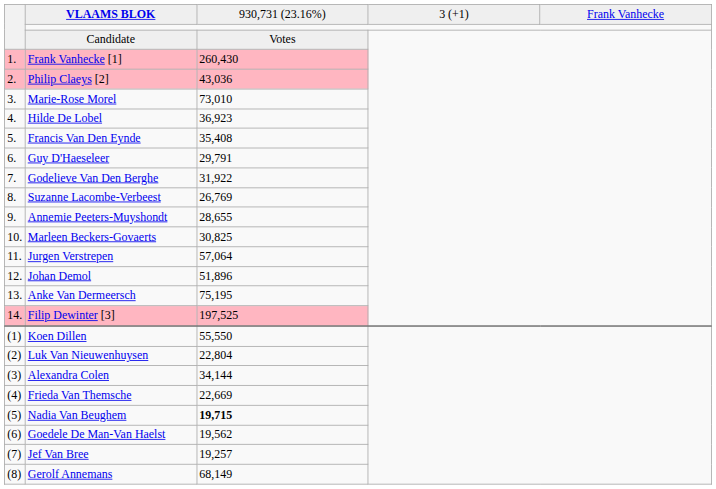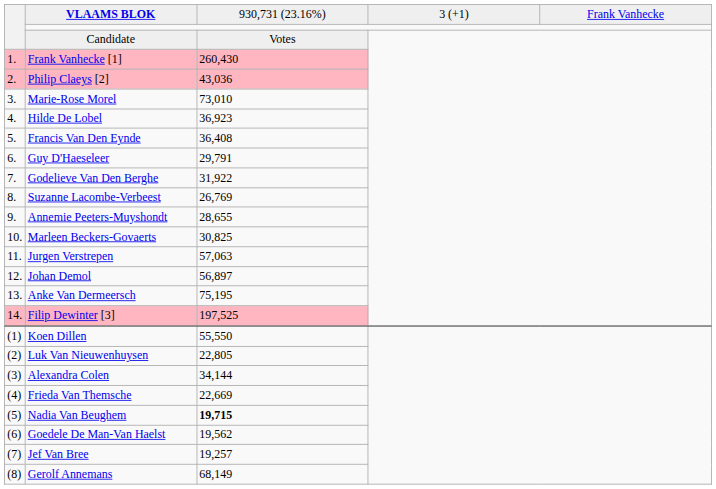(216, 138) 35,408 -> (216, 138) 36,408
(216, 256) 57,064 -> (216, 256) 57,063
(216, 276) 51,896 -> (216, 276) 56,897
(216, 356) 22,804 -> (216, 356) 22,805
